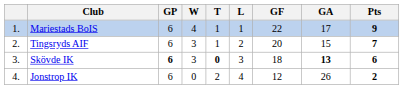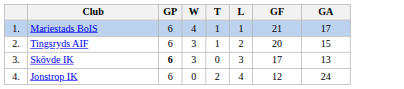- column: (375, 12)
(277, 28) 22 -> (277, 28) 21
(217, 60) bold -> (217, 60) normal
(277, 60) 18 -> (277, 60) 17
(326, 60) bold -> (326, 60) normal
(326, 76) 26 -> (326, 76) 24
